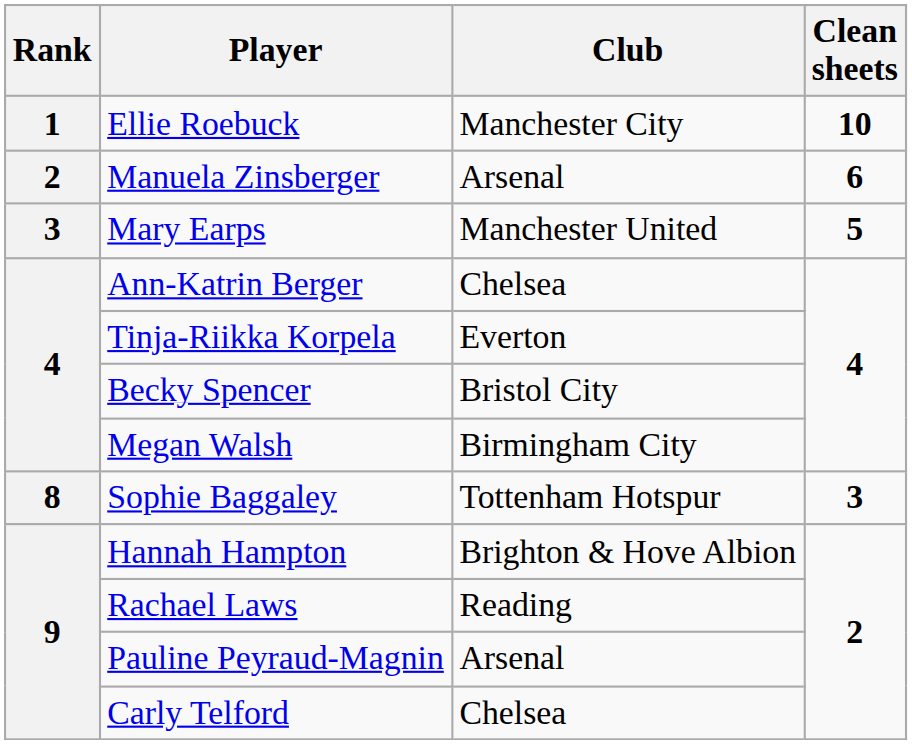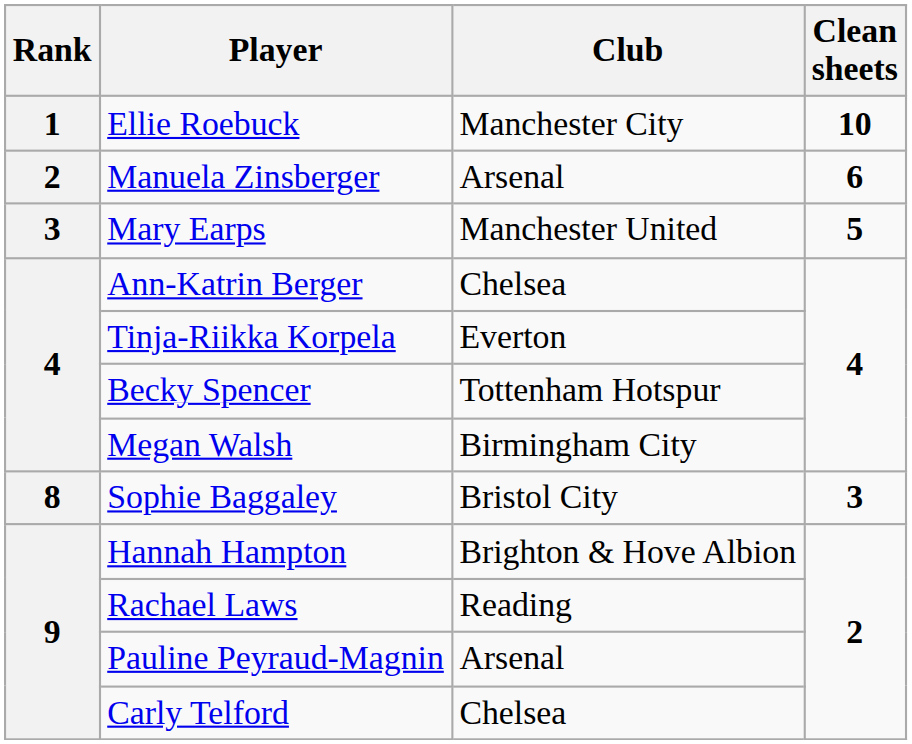(539, 390) Bristol City -> (590, 390) Tottenham Hotspur
(590, 497) Tottenham Hotspur -> (539, 497) Bristol City
